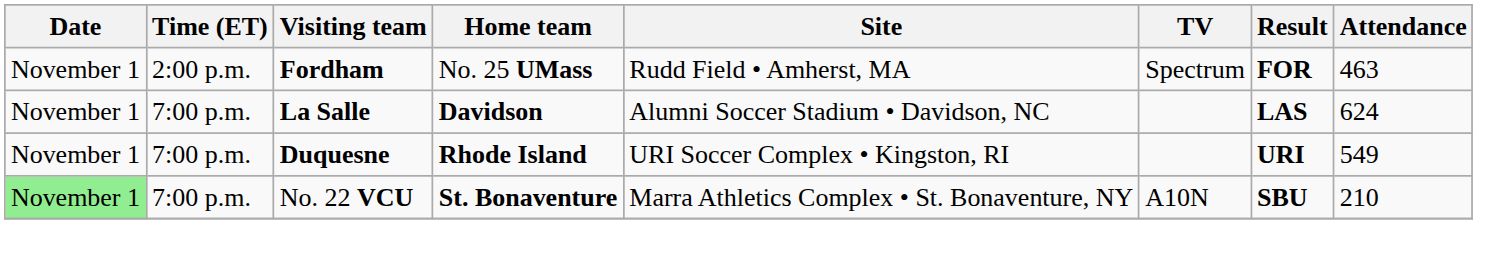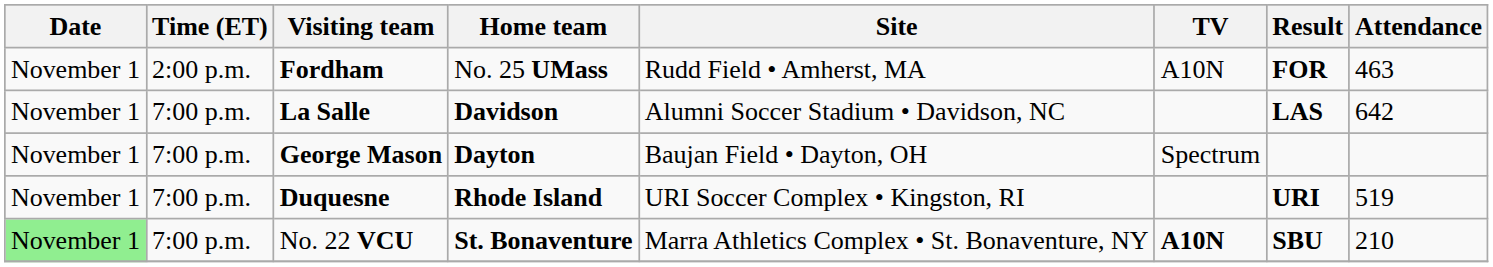(1195, 68) Spectrum -> (1192, 68) A10N
(1359, 111) 624 -> (1375, 111) 642
+ row: (361, 154)
(1359, 154) 549 -> (1375, 197) 519
(1177, 197) normal -> (1192, 240) bold
